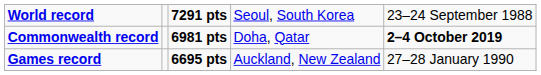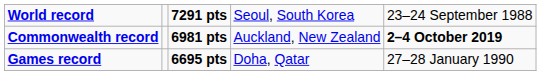(271, 37) Doha, Qatar -> (307, 37) Auckland, New Zealand
(307, 59) Auckland, New Zealand -> (271, 59) Doha, Qatar
